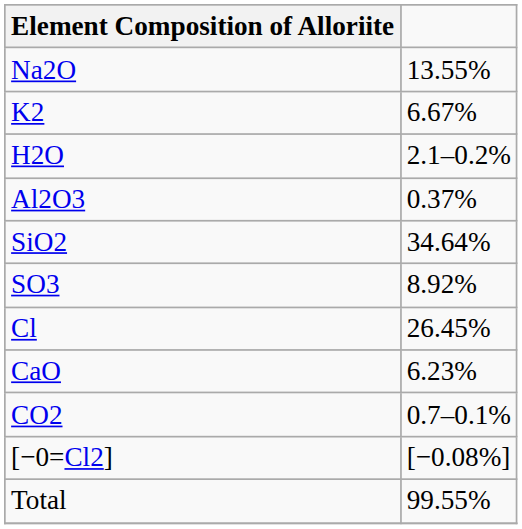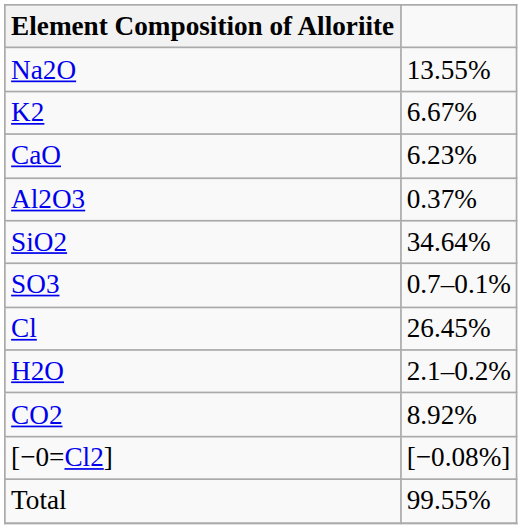rows swapped: (36, 371) <-> (38, 155)
(442, 284) 8.92% -> (459, 284) 0.7–0.1%
(459, 414) 0.7–0.1% -> (442, 414) 8.92%
